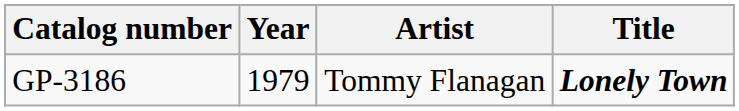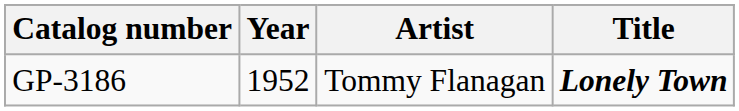(278, 79) 1979 -> (278, 79) 1952
